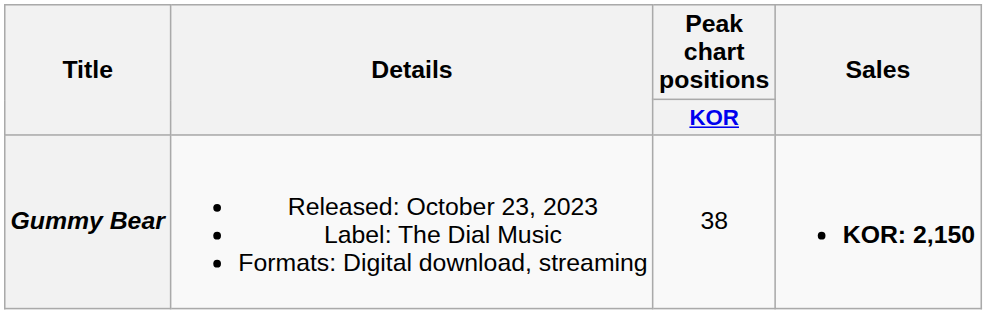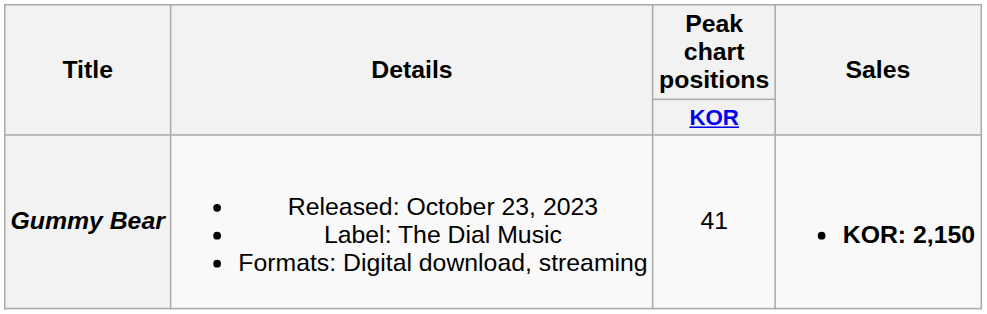(714, 221) 38 -> (714, 221) 41
